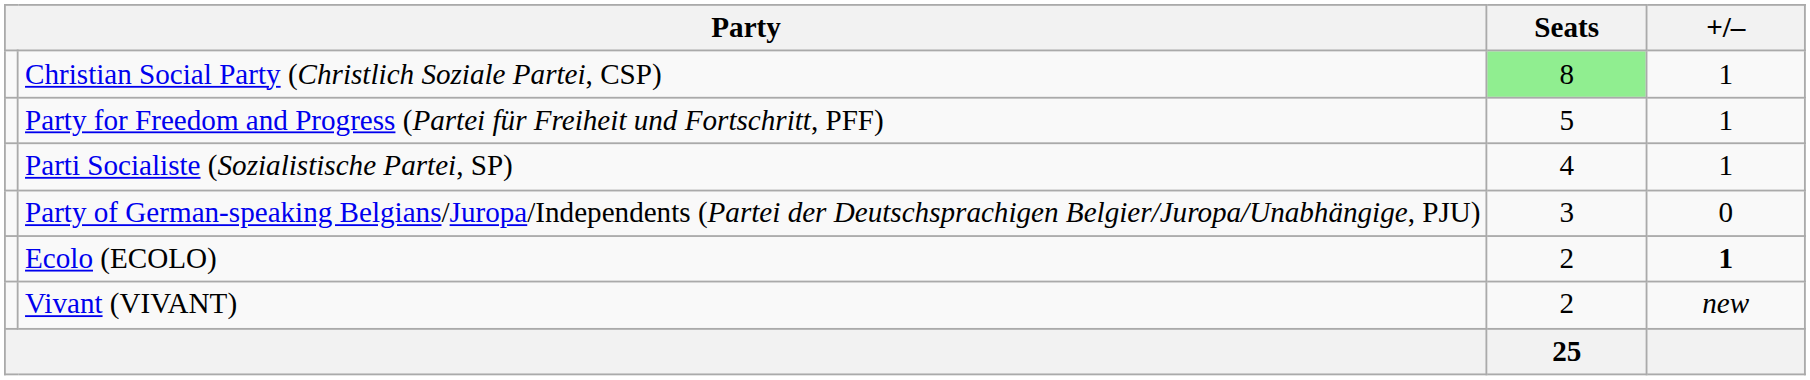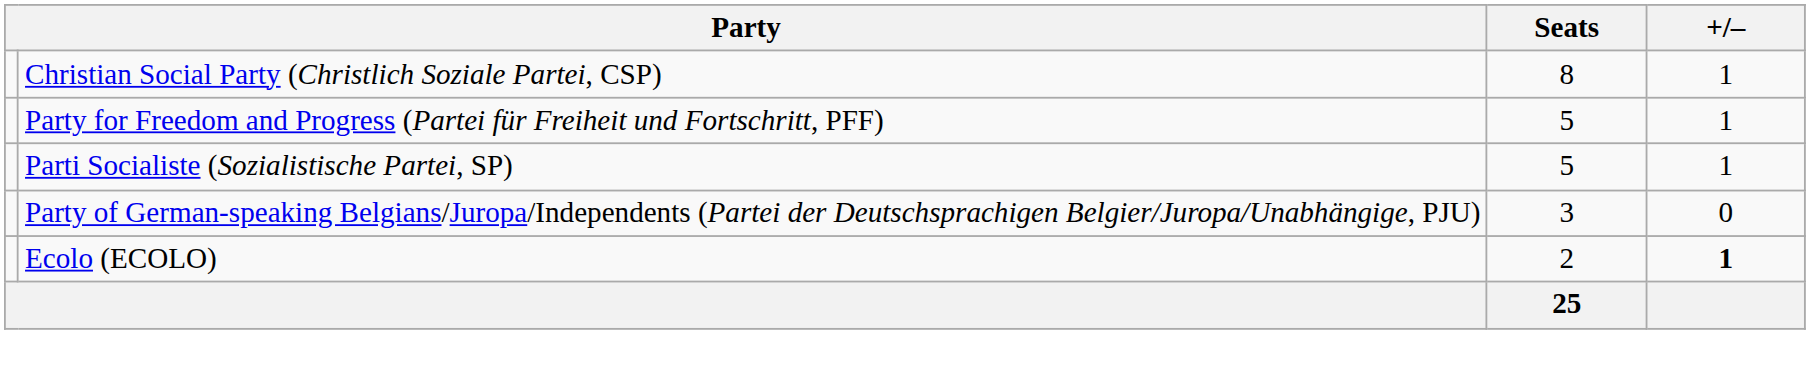(1567, 73) lightgreen background -> (1567, 73) no background
(1567, 166) 4 -> (1567, 166) 5
- row: (131, 304)
